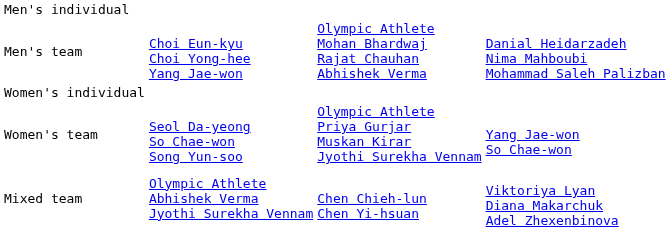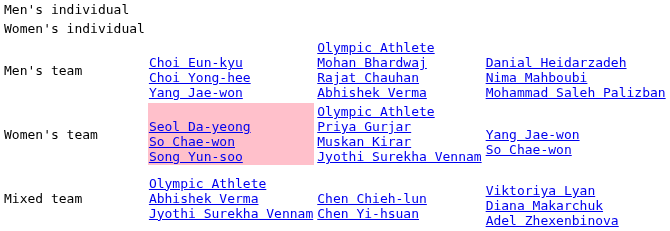rows swapped: (43, 51) <-> (74, 92)
(200, 142) no background -> (200, 142) pink background
